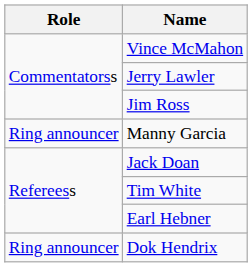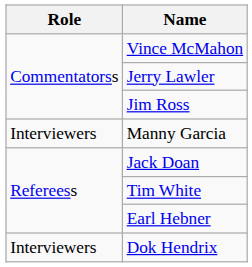(64, 133) Ring announcer -> (53, 133) Interviewers
(64, 247) Ring announcer -> (53, 247) Interviewers
